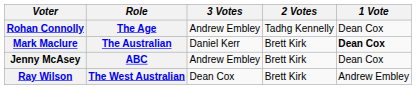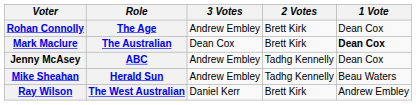(299, 28) Tadhg Kennelly -> (286, 28) Brett Kirk
(215, 44) Daniel Kerr -> (212, 44) Dean Cox
(286, 60) Brett Kirk -> (299, 60) Tadhg Kennelly
+ row: (45, 76)
(212, 76) Dean Cox -> (215, 92) Daniel Kerr
